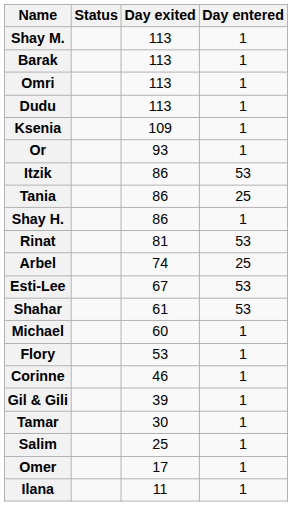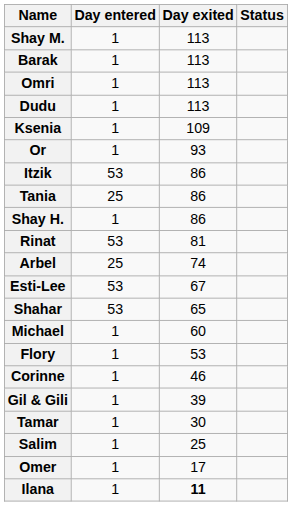columns swapped: (243, 15) <-> (96, 15)
(160, 309) 61 -> (198, 309) 65
(160, 490) normal -> (198, 490) bold
